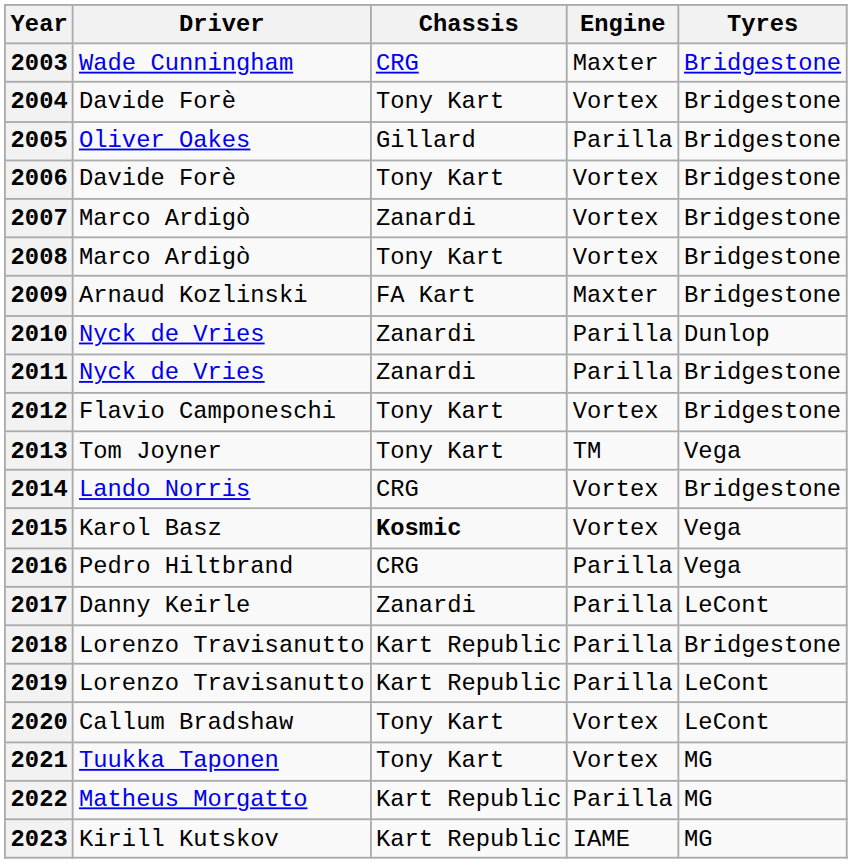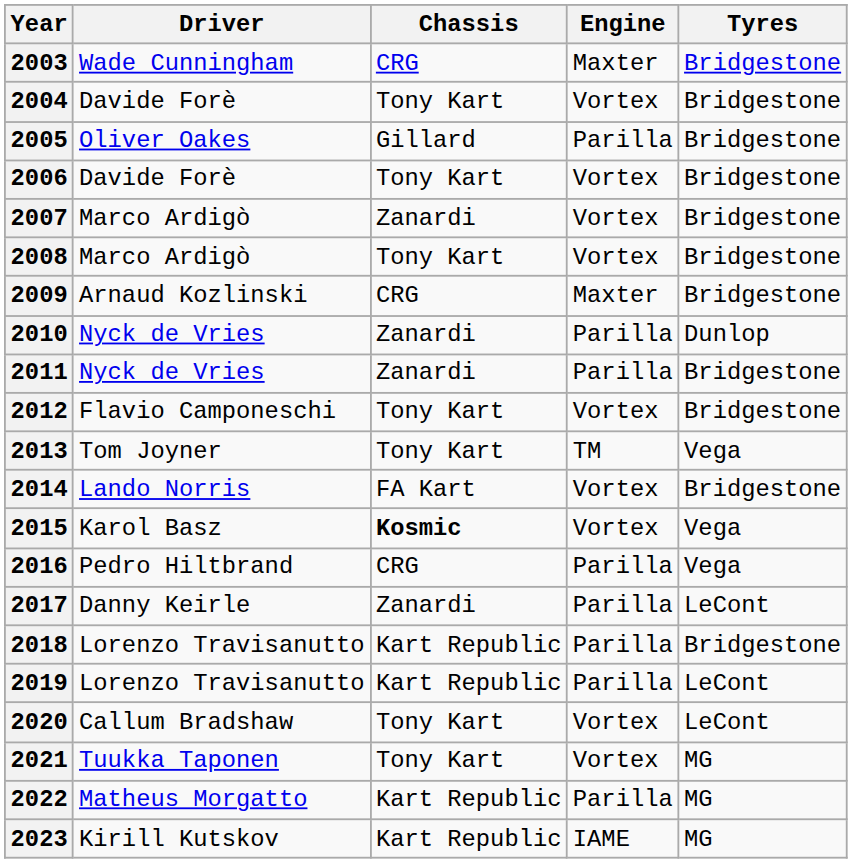(426, 296) FA Kart -> (397, 296) CRG
(397, 490) CRG -> (426, 490) FA Kart
